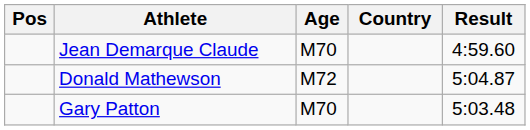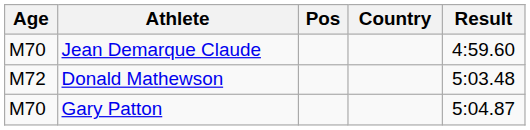columns swapped: (30, 19) <-> (322, 19)
(483, 79) 5:04.87 -> (483, 79) 5:03.48
(483, 109) 5:03.48 -> (483, 109) 5:04.87
